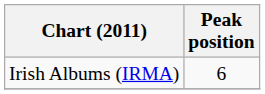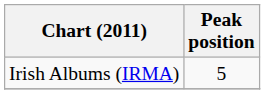(221, 72) 6 -> (221, 72) 5
